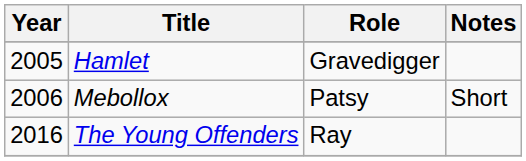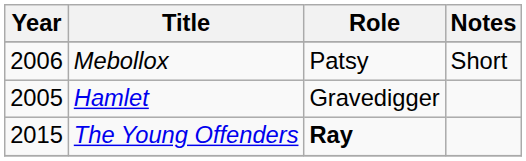rows swapped: (111, 60) <-> (121, 98)
(37, 135) 2016 -> (37, 135) 2015
(330, 135) normal -> (331, 135) bold
